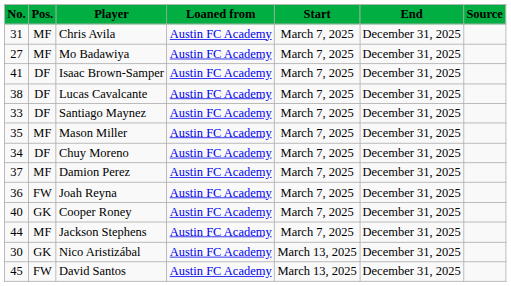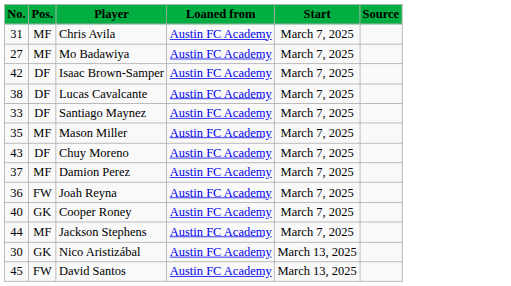- column: (412, 14)
(16, 73) 41 -> (16, 73) 42
(16, 152) 34 -> (16, 152) 43
